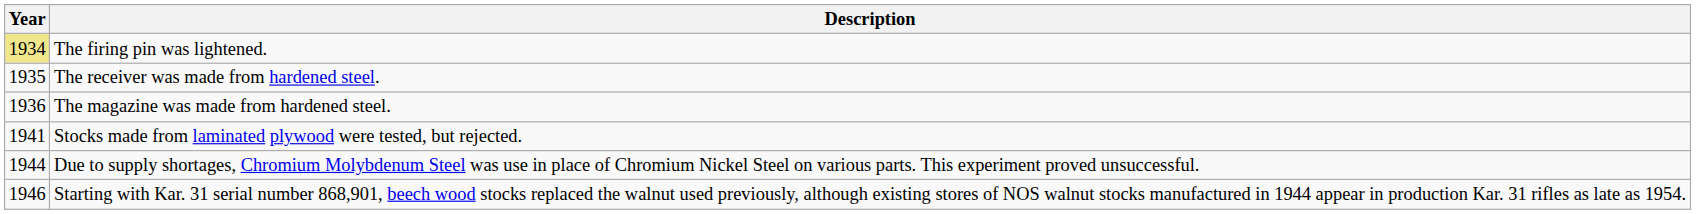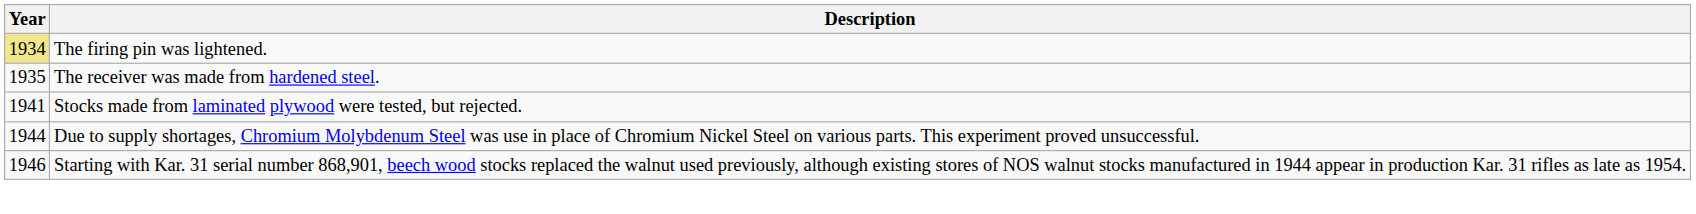- row: (222, 106)
